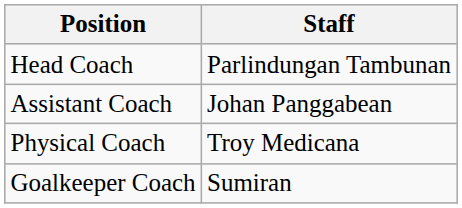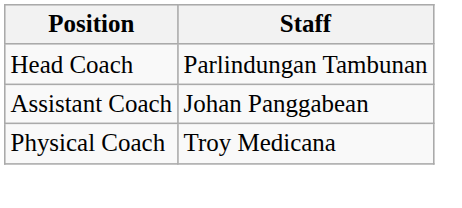- row: (103, 182)
